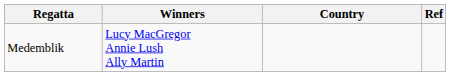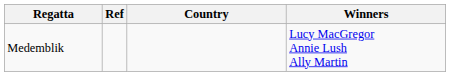columns swapped: (182, 14) <-> (434, 14)
